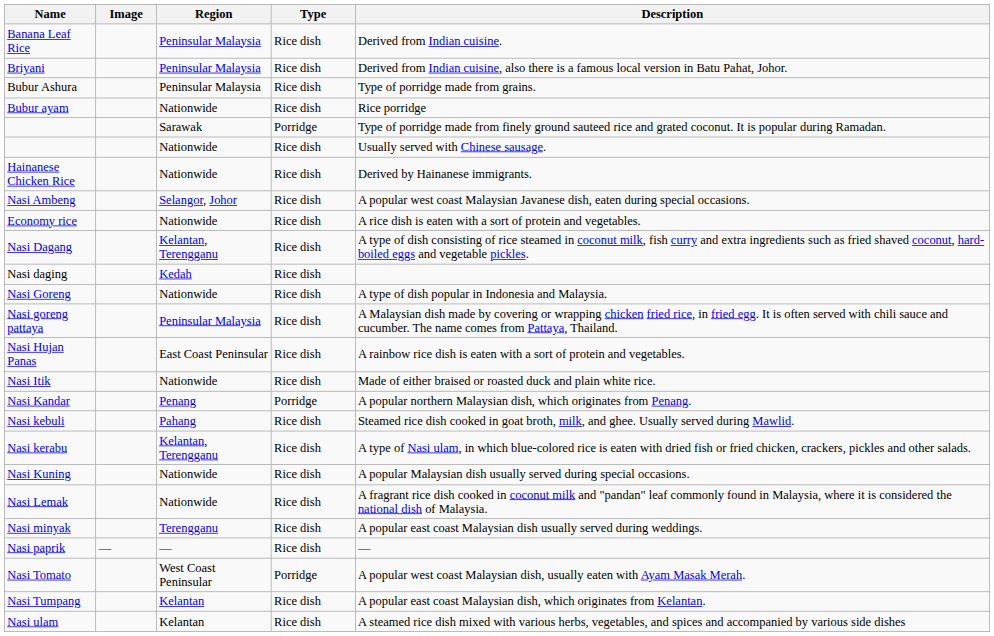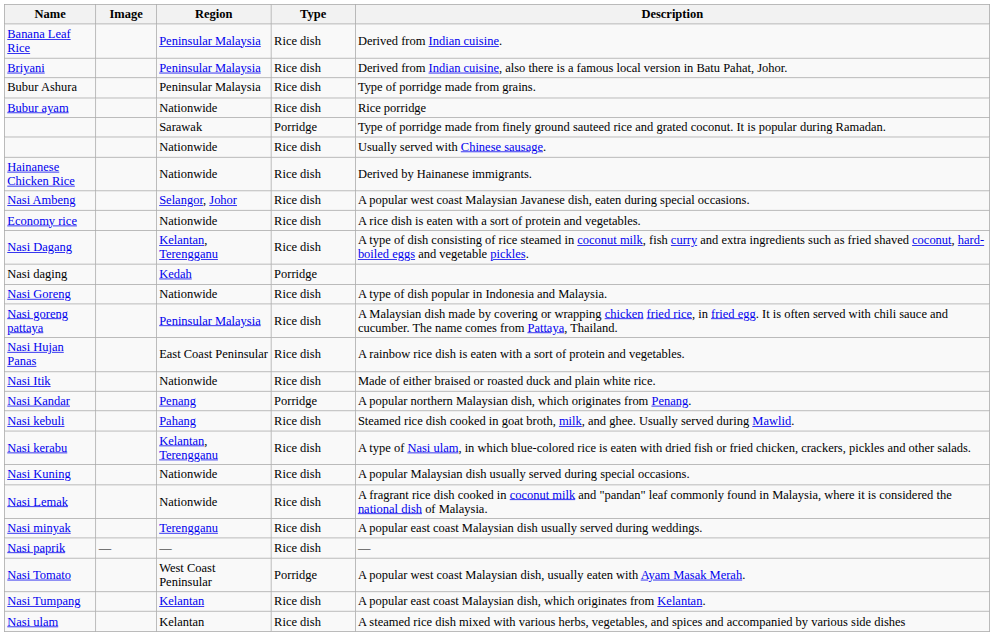(298, 274) Rice dish -> (296, 274) Porridge
